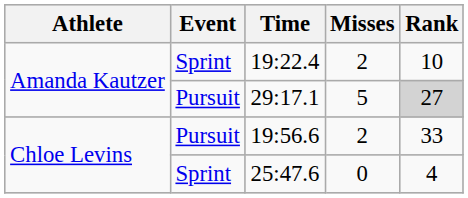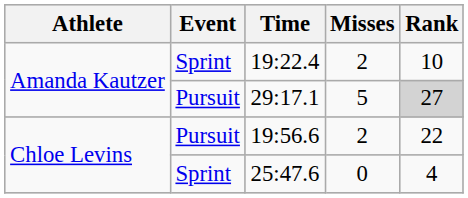(432, 136) 33 -> (432, 136) 22
